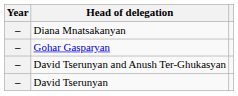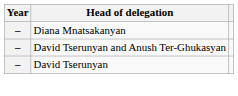- row: (72, 47)
